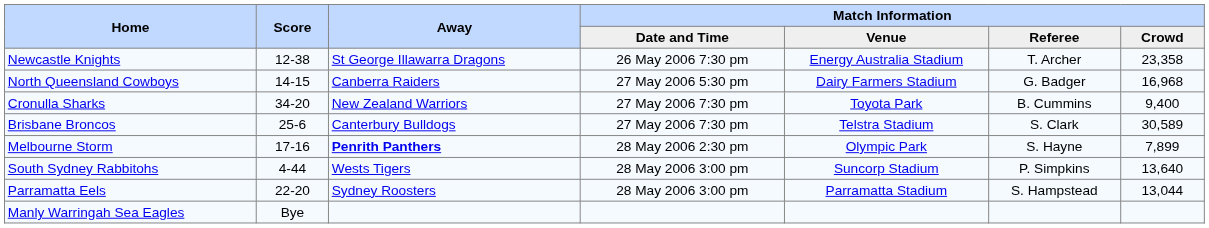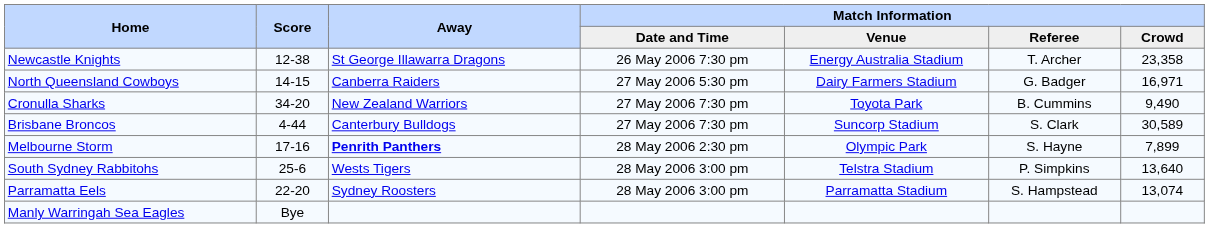(1162, 81) 16,968 -> (1162, 81) 16,971
(1162, 103) 9,400 -> (1162, 103) 9,490
(292, 125) 25-6 -> (292, 125) 4-44
(886, 125) Telstra Stadium -> (886, 125) Suncorp Stadium
(292, 168) 4-44 -> (292, 168) 25-6
(886, 168) Suncorp Stadium -> (886, 168) Telstra Stadium
(1162, 190) 13,044 -> (1162, 190) 13,074
